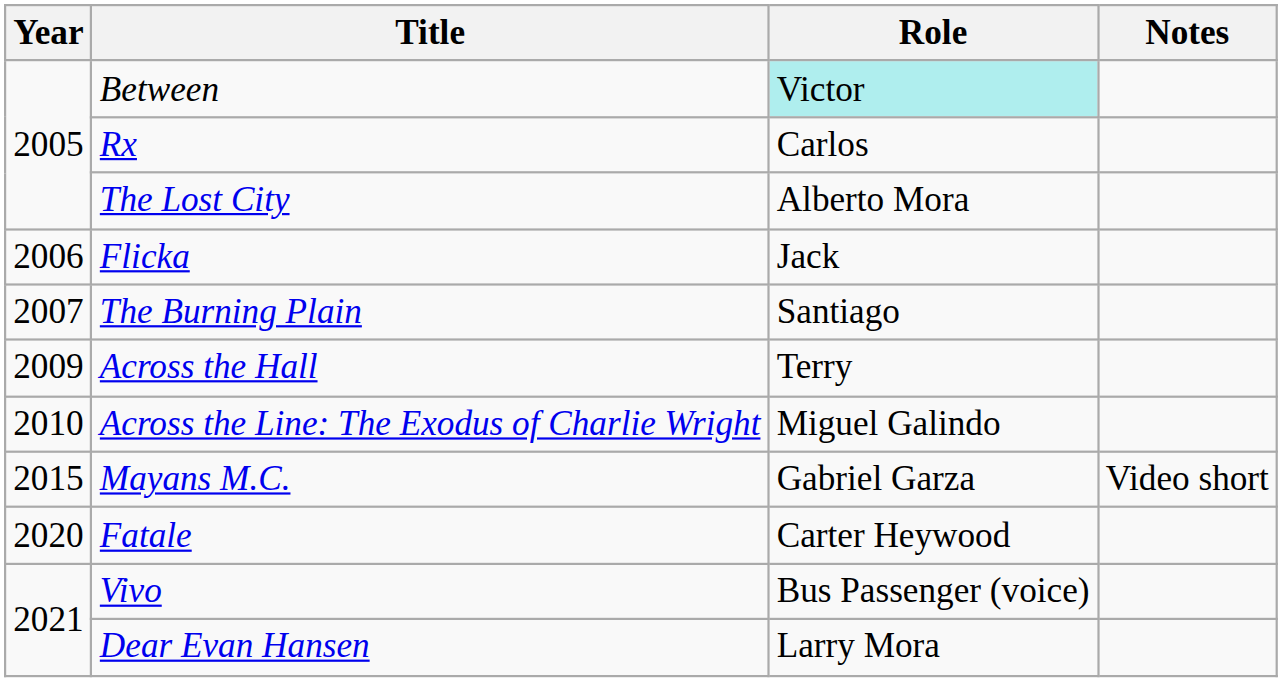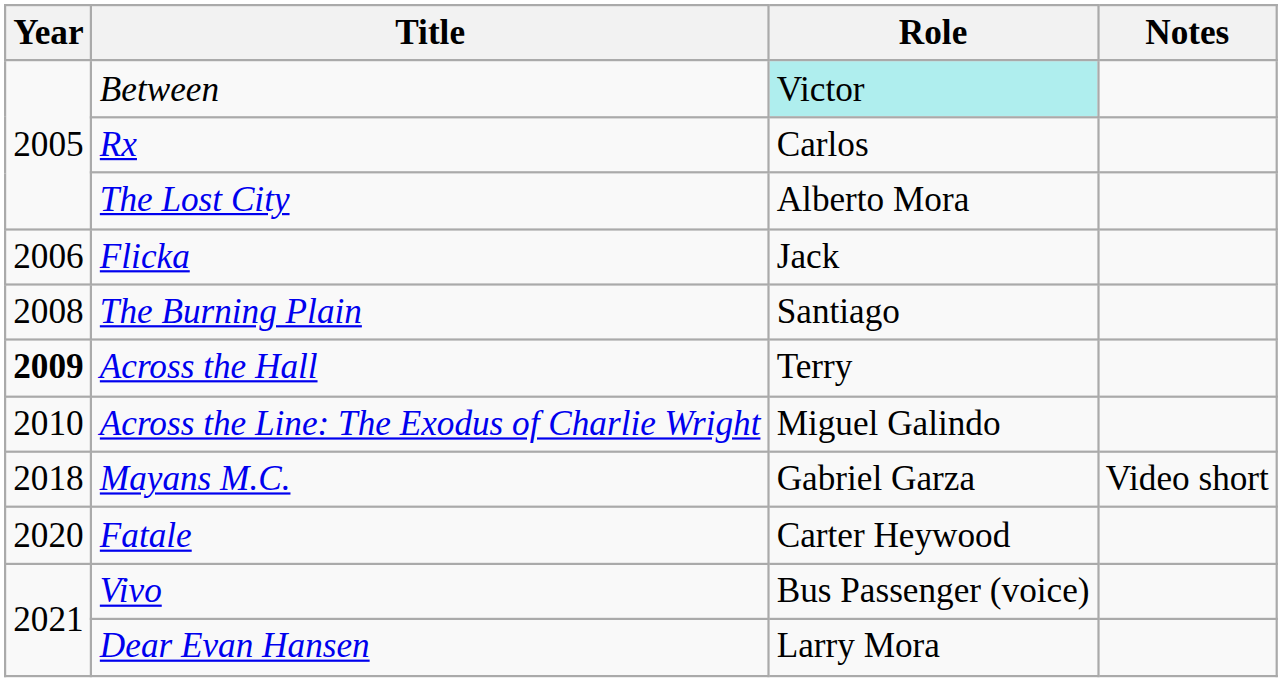(48, 311) 2007 -> (48, 311) 2008
(48, 367) normal -> (48, 367) bold
(48, 479) 2015 -> (48, 479) 2018
